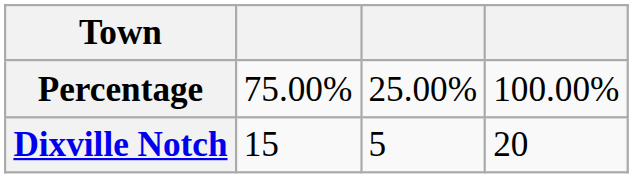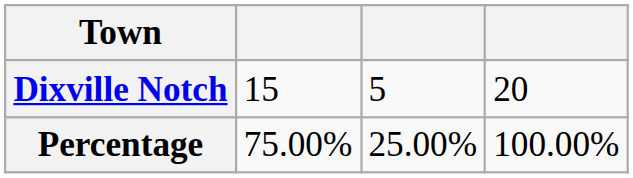rows swapped: (120, 144) <-> (120, 88)
